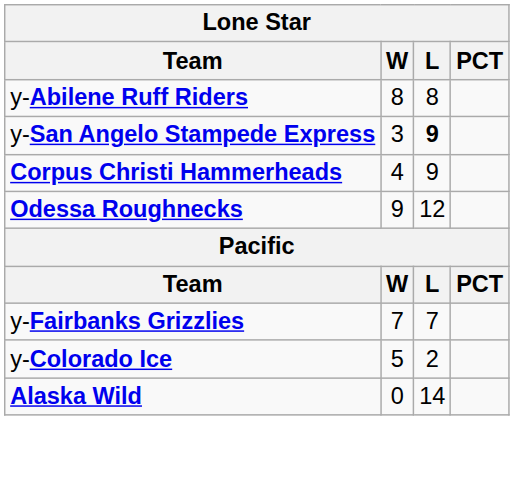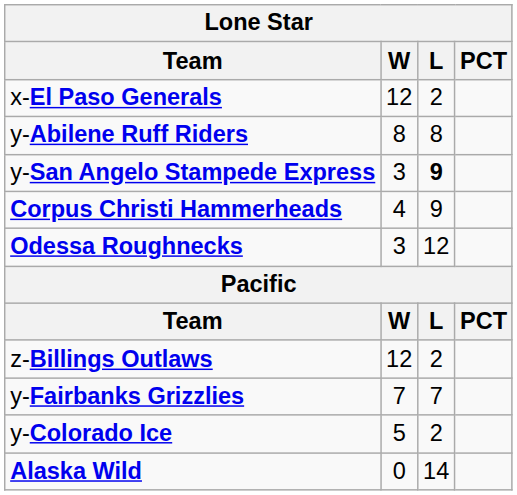+ row: (116, 97)
(397, 209) 9 -> (399, 246) 3
+ row: (111, 358)
